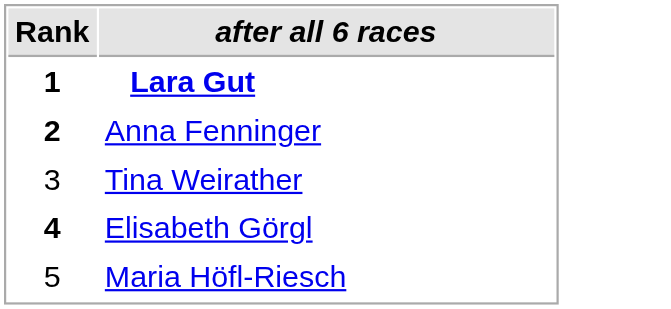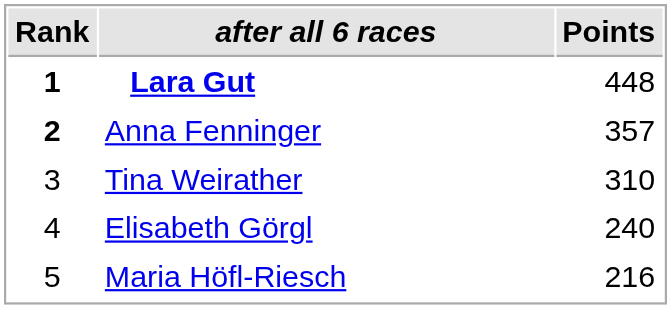+ column: (609, 32)
(52, 228) bold -> (52, 228) normal
